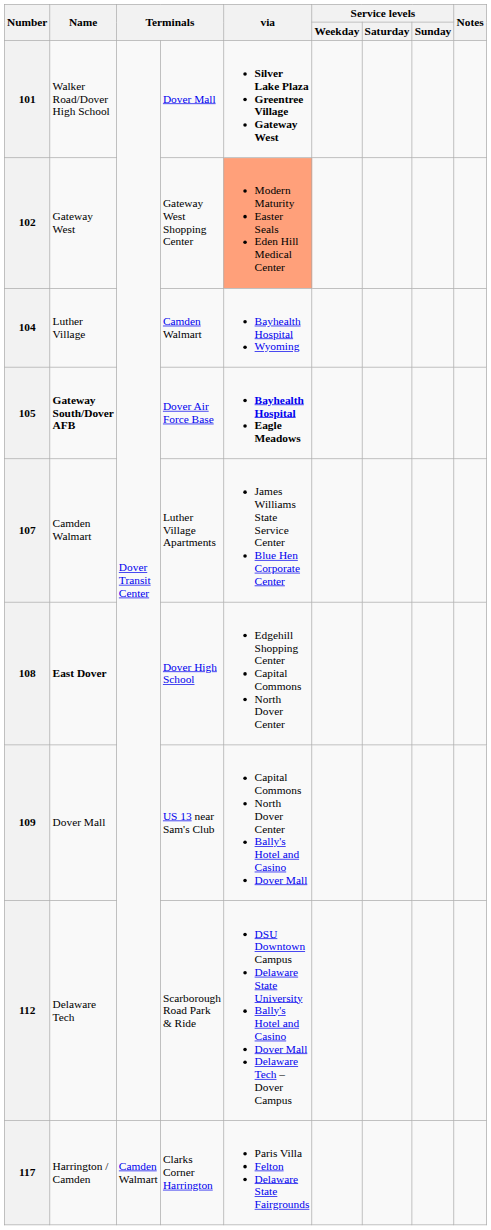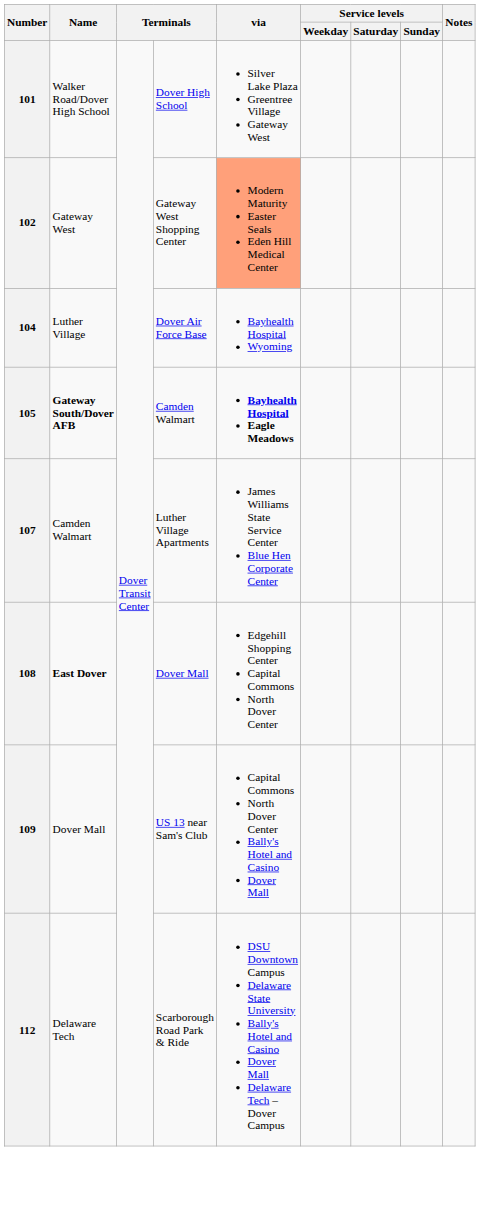(189, 99) Dover Mall -> (183, 99) Dover High School
(268, 105) bold -> (259, 105) normal
(182, 327) Camden Walmart -> (181, 327) Dover Air Force Base
(188, 413) Dover Air Force Base -> (175, 413) Camden Walmart
(190, 673) Dover High School -> (182, 673) Dover Mall
- row: (27, 1172)
